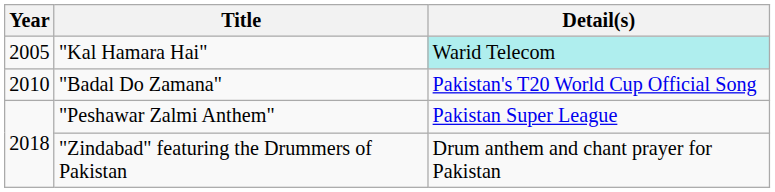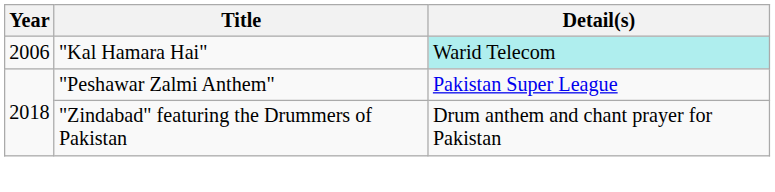(29, 52) 2005 -> (29, 52) 2006
- row: (140, 84)
